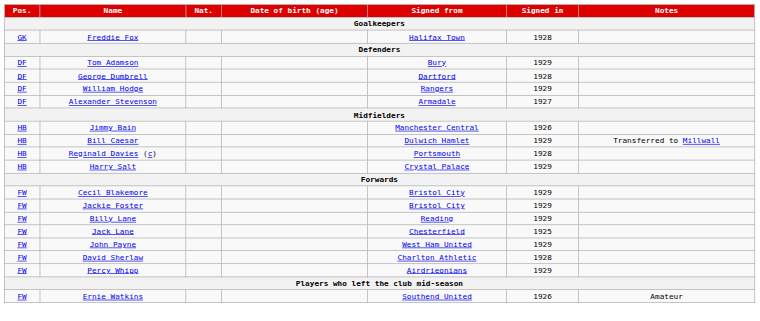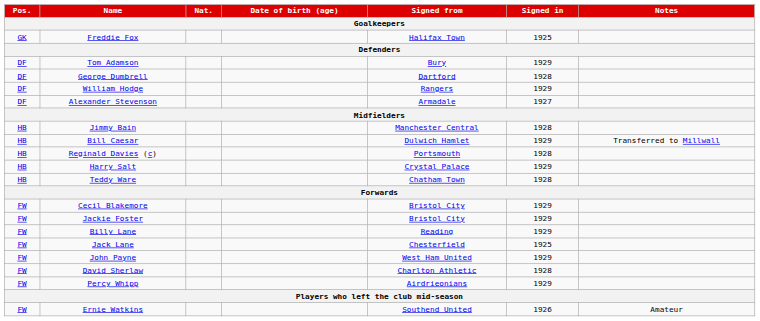(543, 36) 1928 -> (543, 36) 1925
(543, 127) 1926 -> (543, 127) 1928
+ row: (113, 179)
